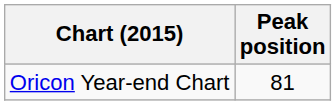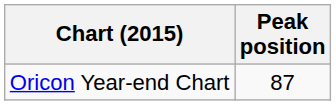(283, 81) 81 -> (283, 81) 87
